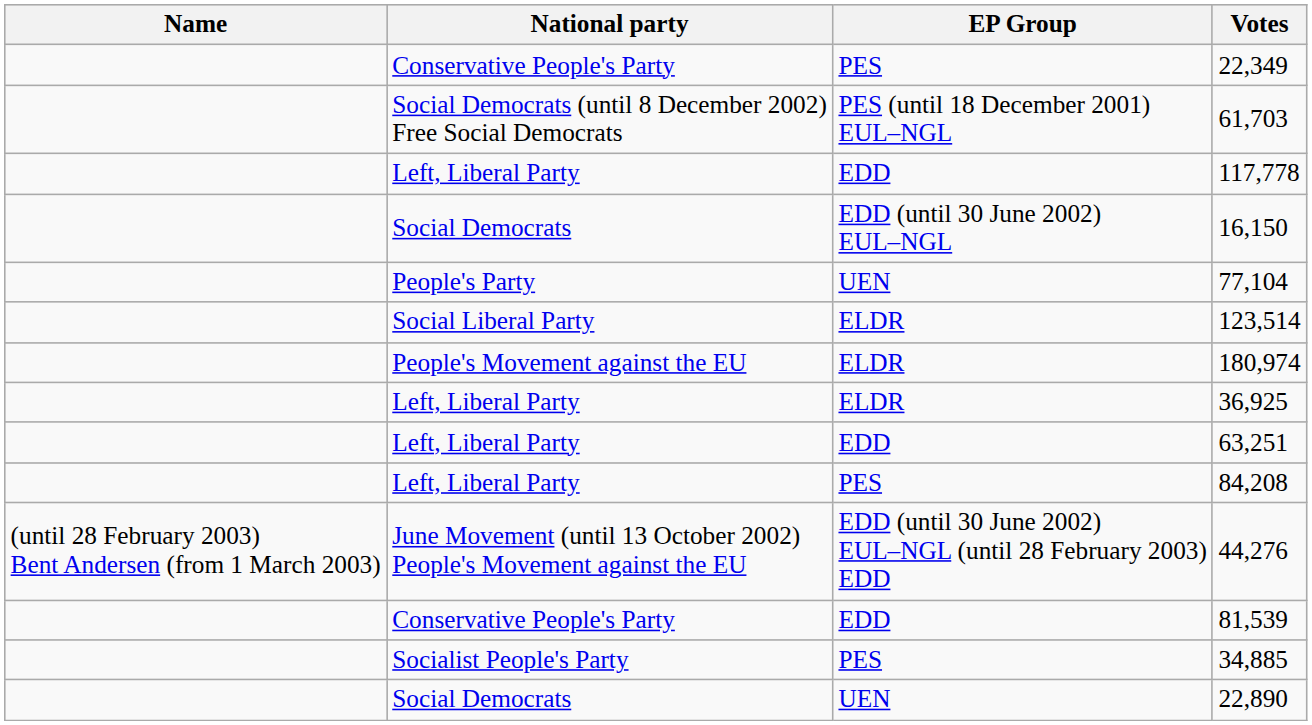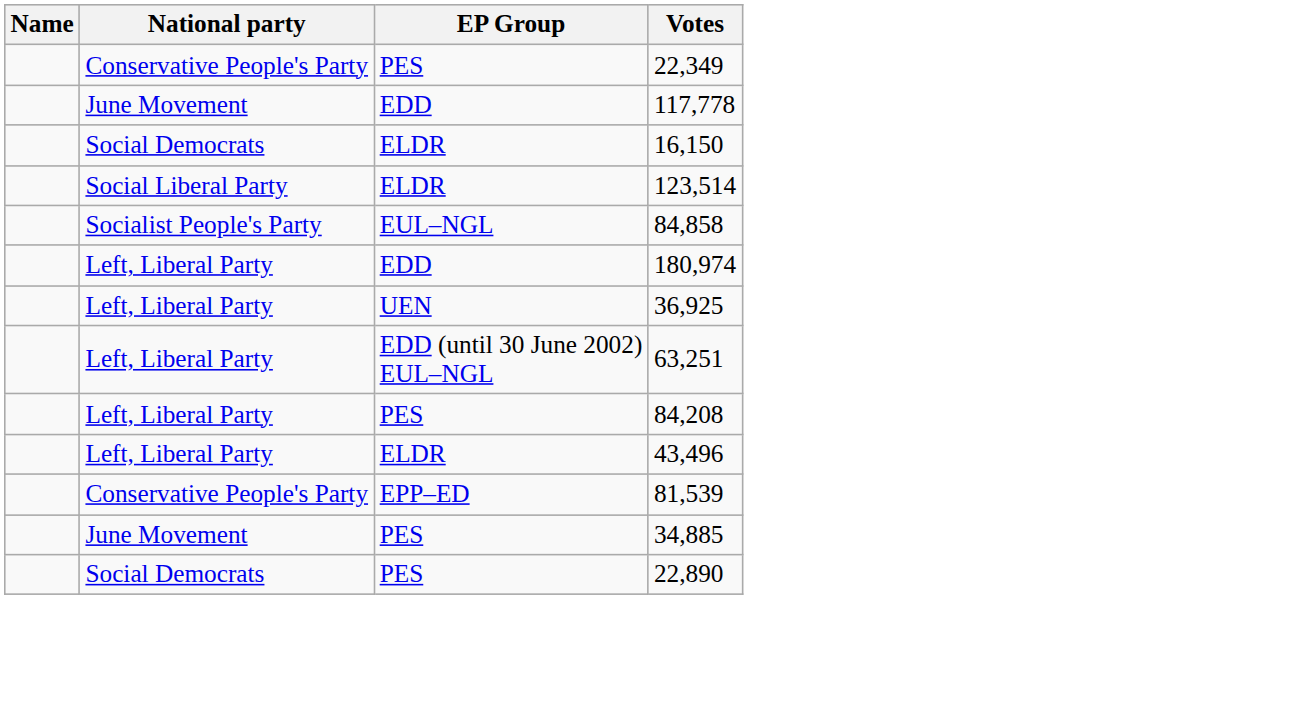- row: (1253, 118)
(486, 173) Left, Liberal Party -> (167, 104) June Movement
(970, 227) EDD (until 30 June 2002) EUL–NGL -> (413, 144) ELDR
- row: (1253, 281)
+ row: (689, 225)
(569, 362) People's Movement against the EU -> (179, 265) Left, Liberal Party
(871, 362) ELDR -> (406, 265) EDD
(871, 402) ELDR -> (406, 305) UEN
(864, 442) EDD -> (511, 359) EDD (until 30 June 2002) EUL–NGL
- row: (1253, 550)
+ row: (689, 453)
(864, 619) EDD -> (425, 494) EPP–ED
(510, 659) Socialist People's Party -> (167, 534) June Movement
(864, 699) UEN -> (401, 574) PES
